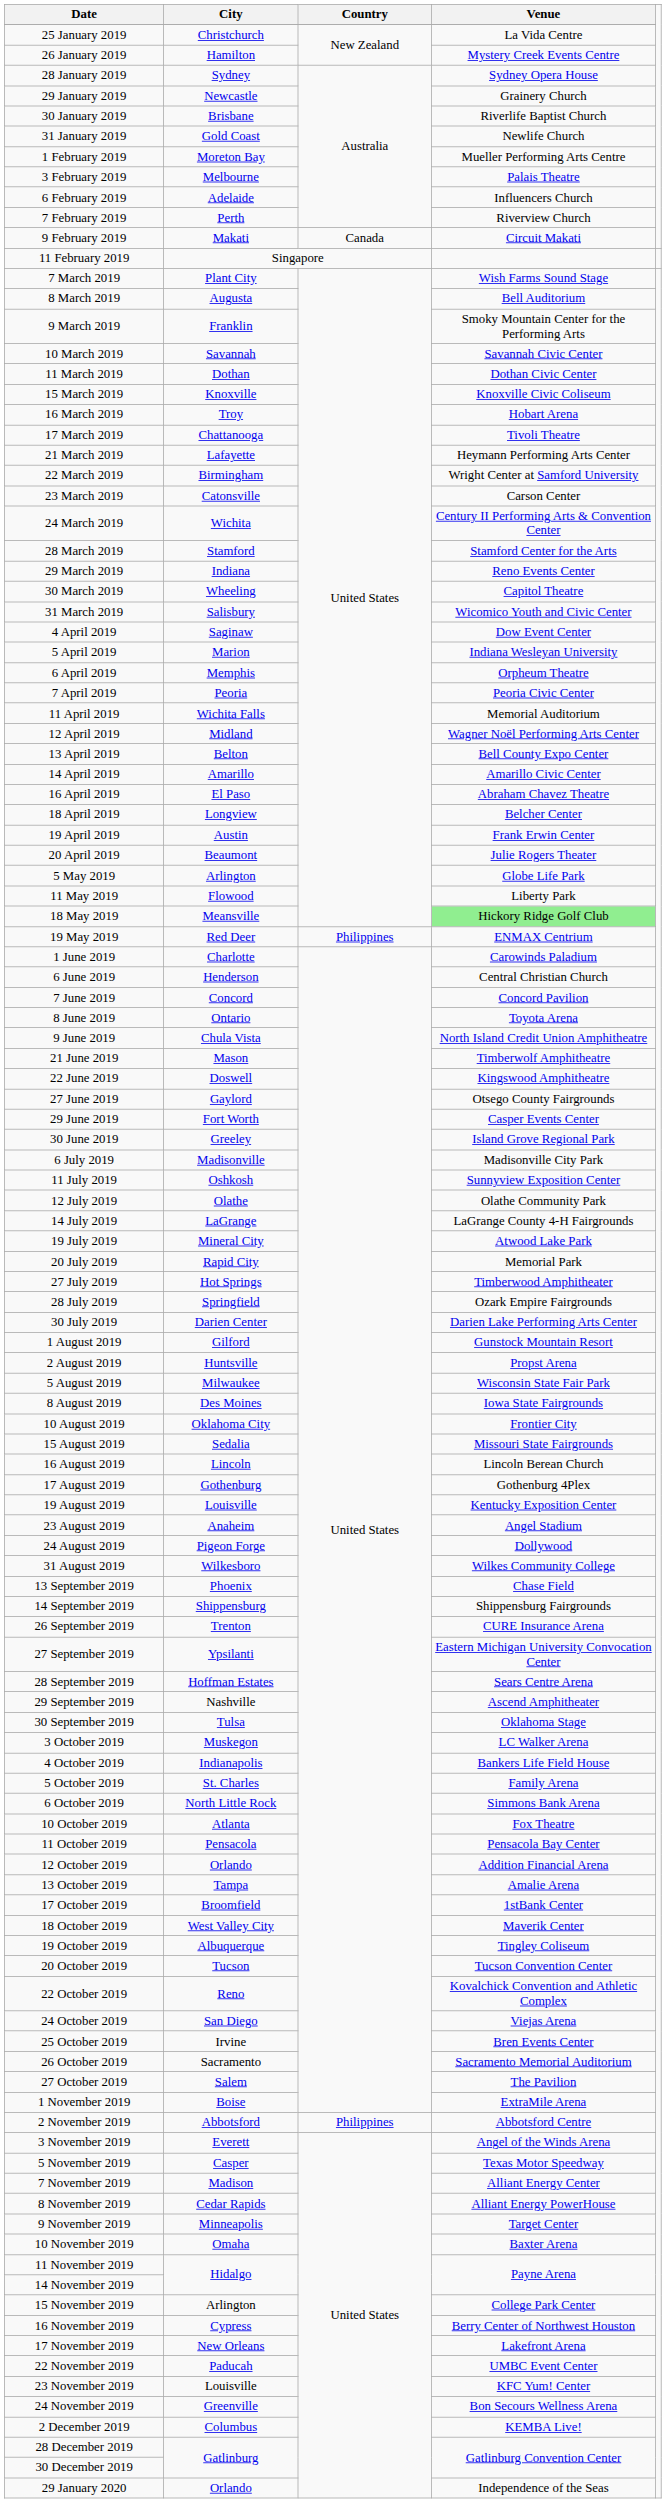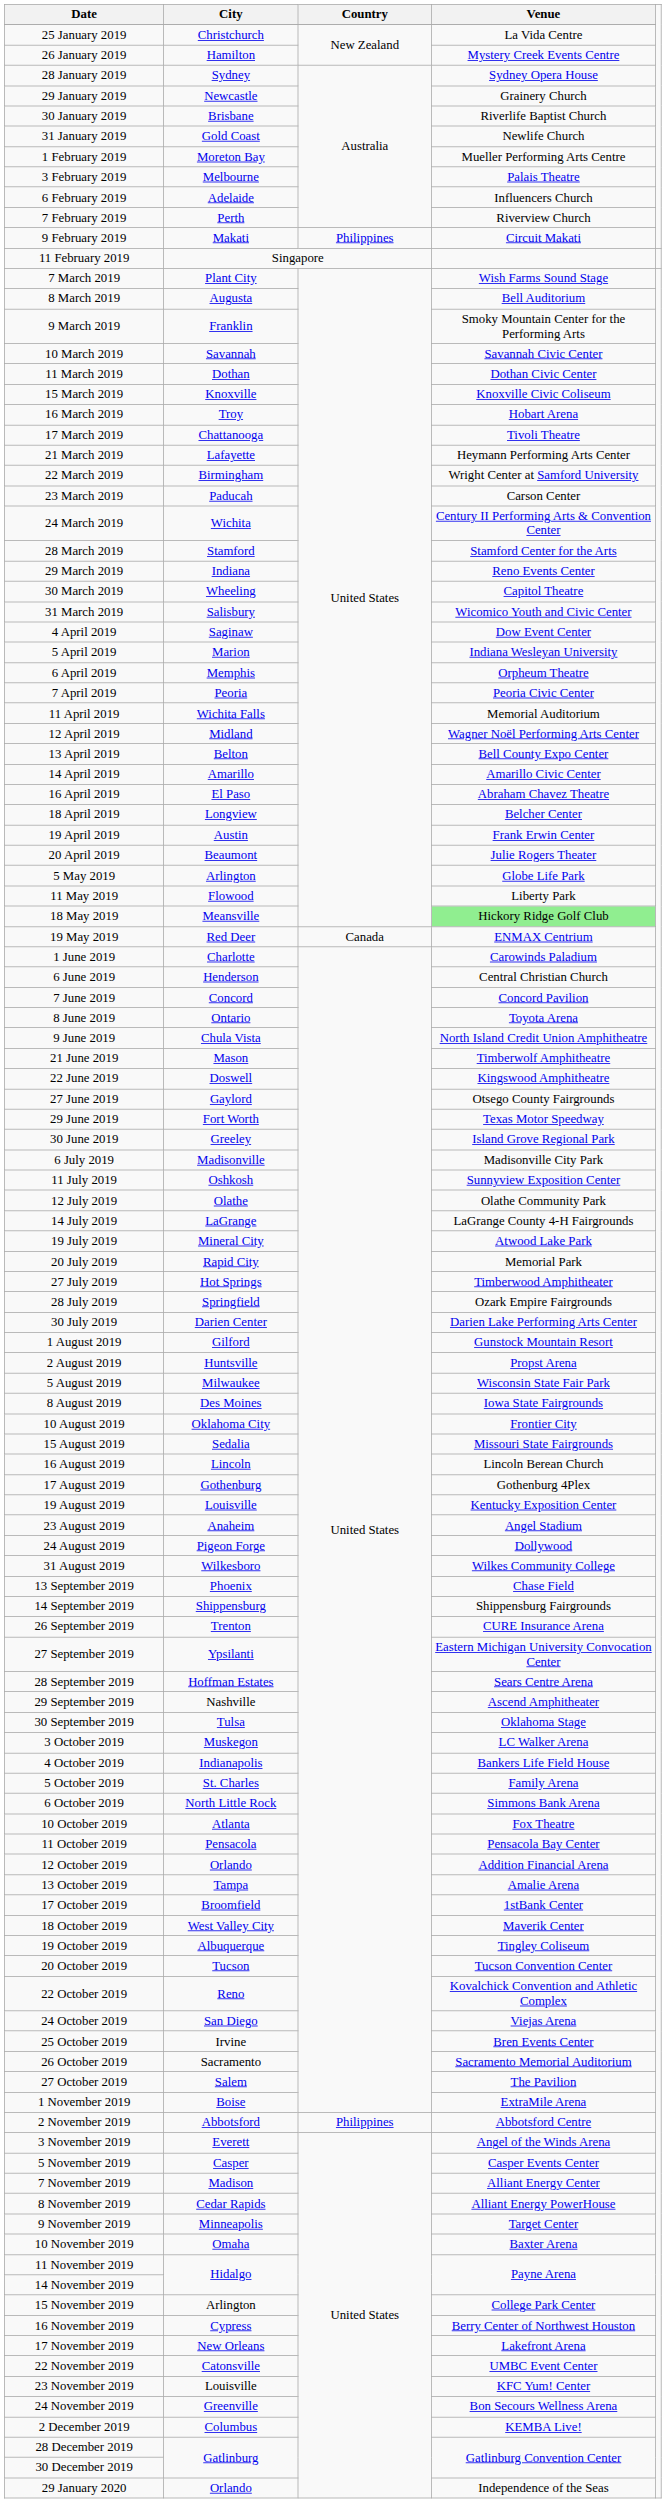(365, 237) Canada -> (365, 237) Philippines
(231, 495) Catonsville -> (231, 495) Paducah
(365, 936) Philippines -> (365, 936) Canada
(543, 1119) Casper Events Center -> (543, 1119) Texas Motor Speedway
(543, 2163) Texas Motor Speedway -> (543, 2163) Casper Events Center
(231, 2366) Paducah -> (231, 2366) Catonsville
